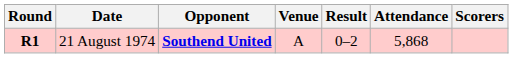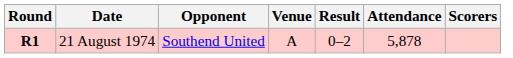(217, 40) bold -> (214, 40) normal
(411, 40) 5,868 -> (404, 40) 5,878
